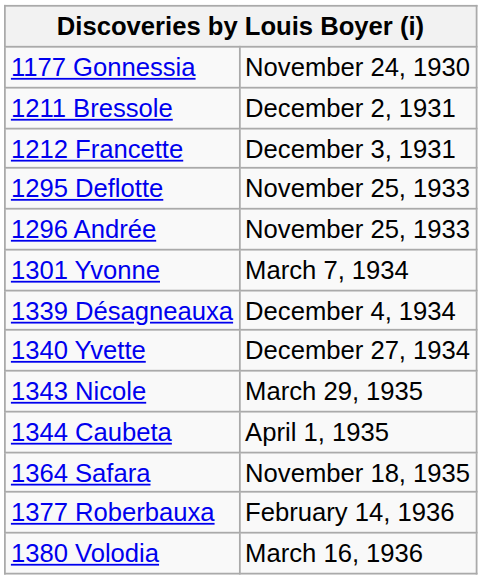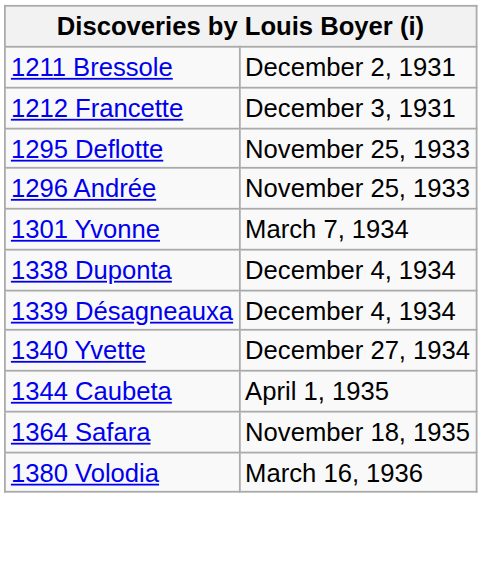- row: (103, 67)
+ row: (91, 270)
- row: (79, 391)
- row: (113, 513)
